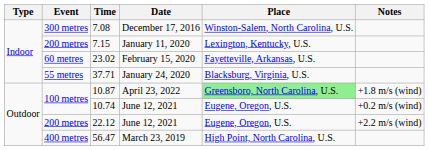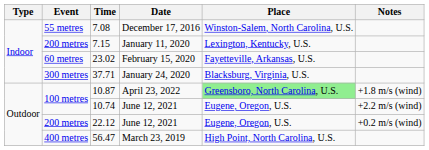(66, 28) 300 metres -> (64, 28) 55 metres
(64, 75) 55 metres -> (66, 75) 300 metres
(390, 106) +0.2 m/s (wind) -> (390, 106) +2.2 m/s (wind)
(390, 122) +2.2 m/s (wind) -> (390, 122) +0.2 m/s (wind)
